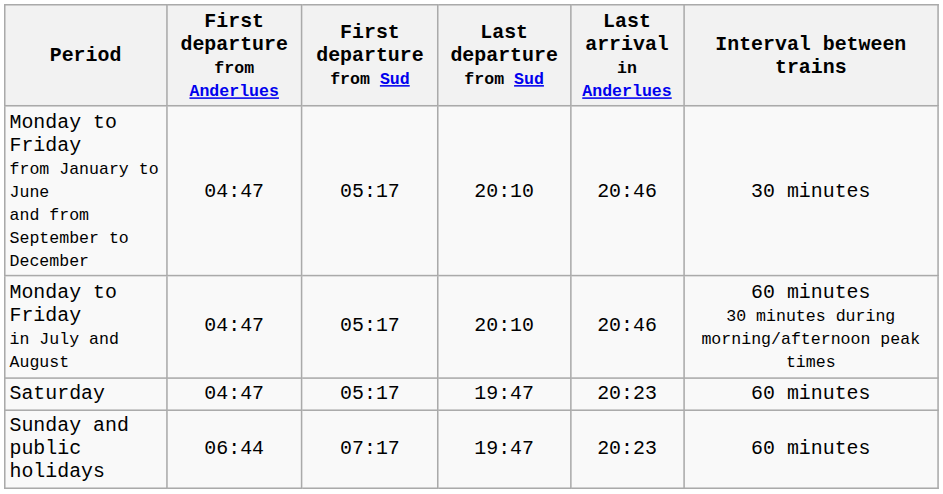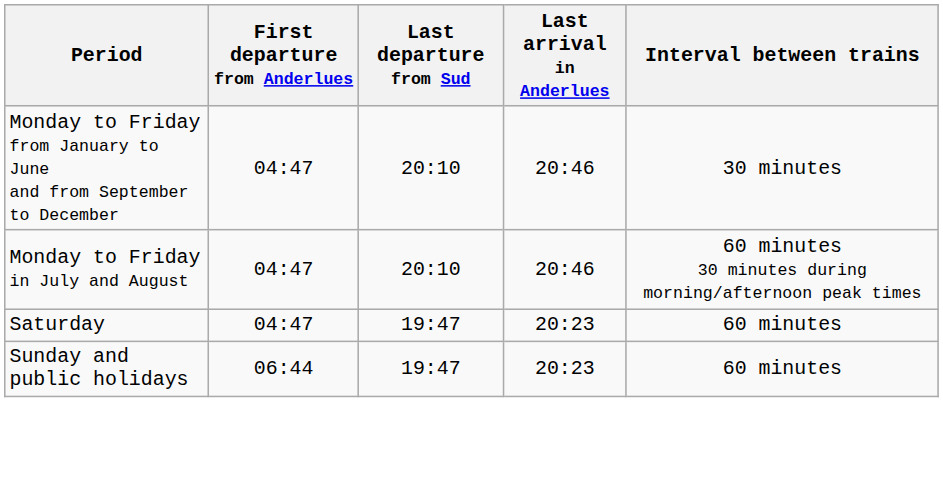- column: (370, 55)
